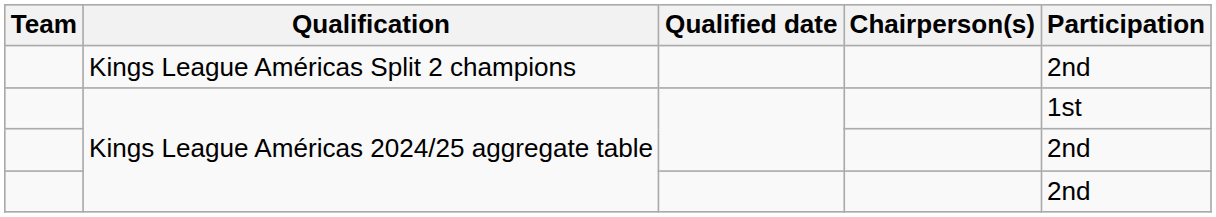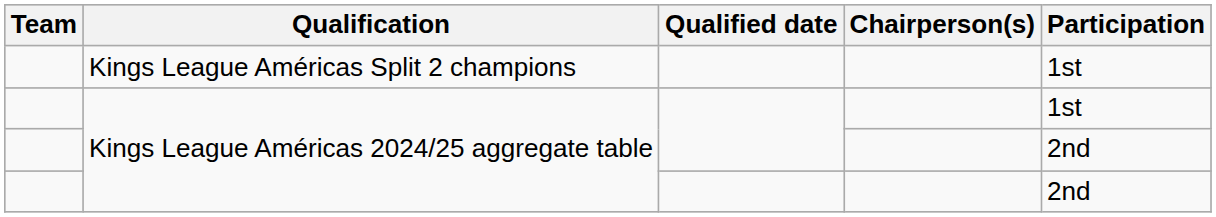(1069, 66) 2nd -> (1064, 66) 1st
